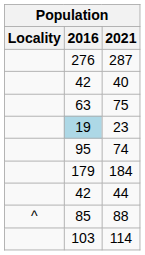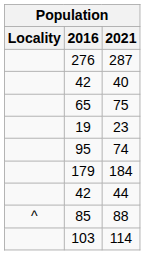(83, 104) 63 -> (83, 104) 65
(83, 127) lightblue background -> (83, 127) no background
